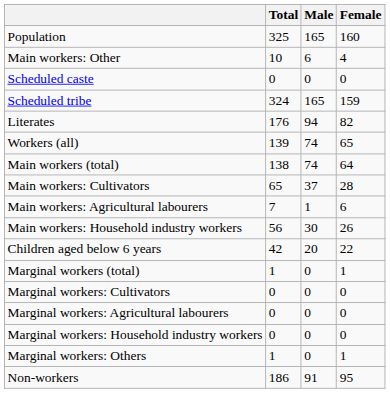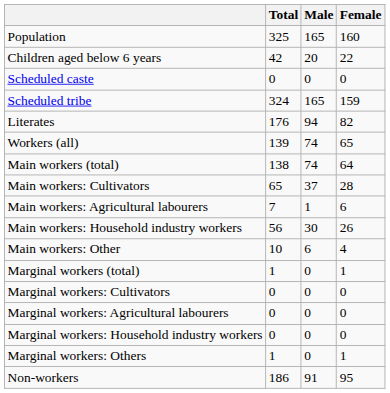rows swapped: (84, 249) <-> (64, 57)
